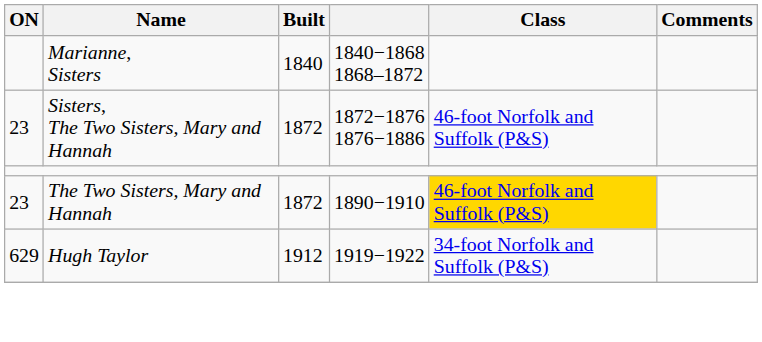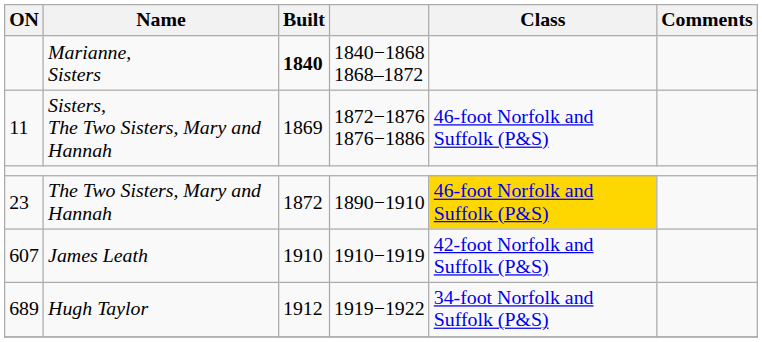(303, 62) normal -> (303, 62) bold
(19, 127) 23 -> (19, 127) 11
(303, 127) 1872 -> (303, 127) 1869
+ row: (98, 255)
(24, 255) 629 -> (24, 309) 689
